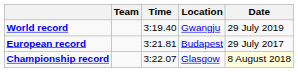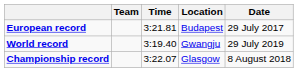rows swapped: (37, 28) <-> (46, 43)
(259, 59) lightyellow background -> (259, 59) no background
